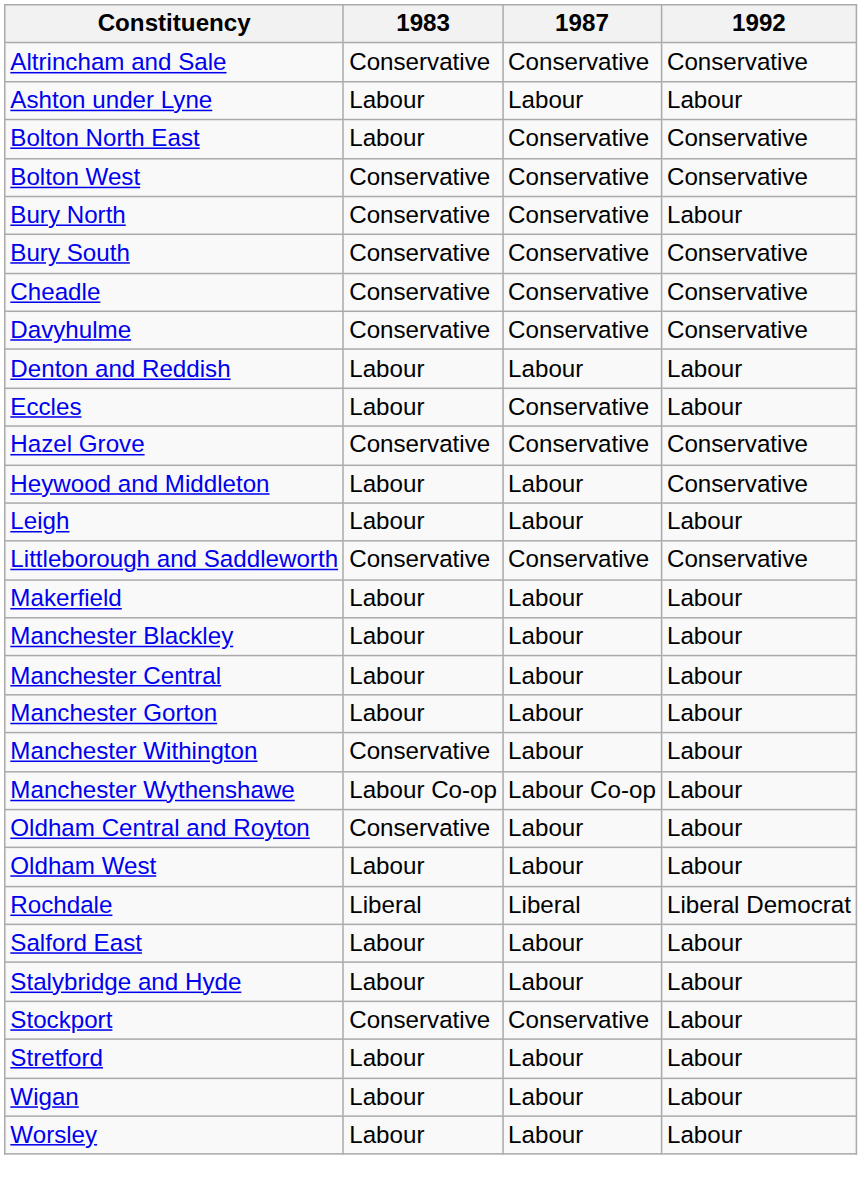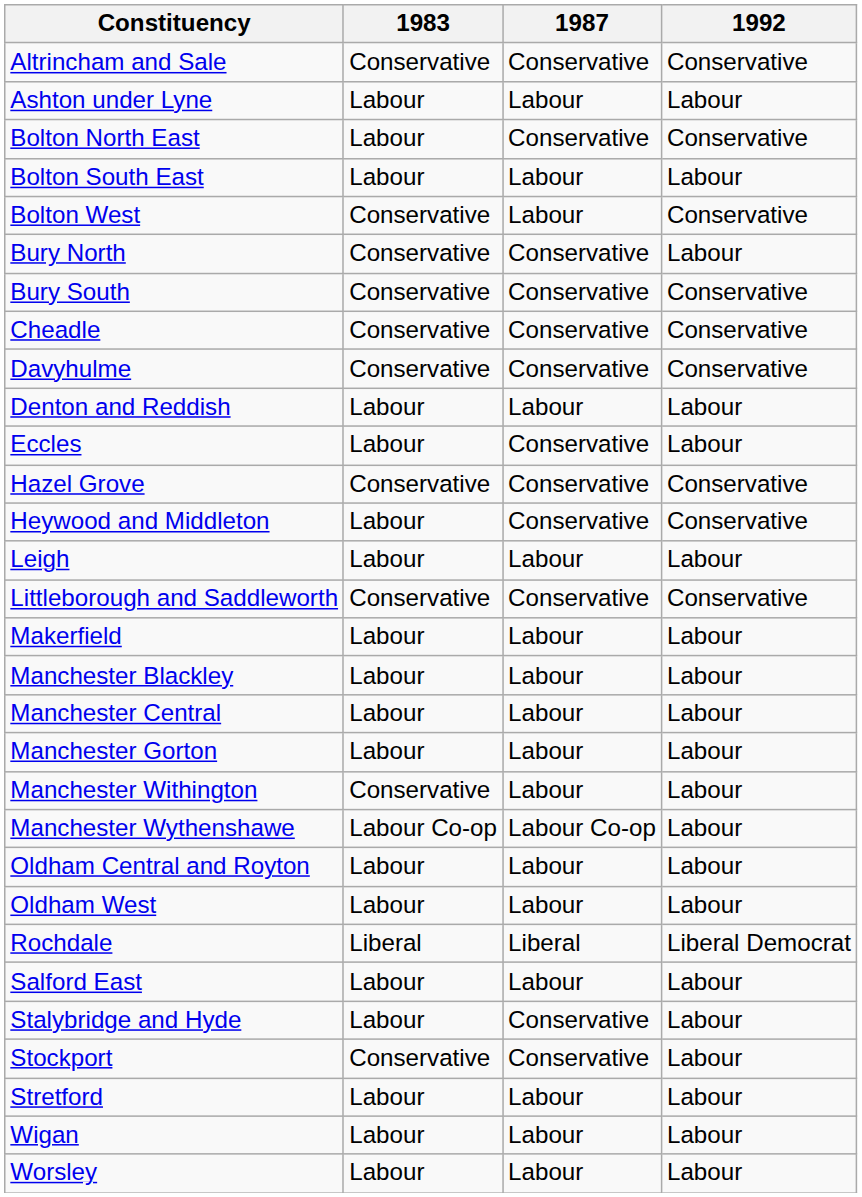+ row: (107, 176)
(579, 176) Conservative -> (546, 215) Labour
(546, 483) Labour -> (579, 521) Conservative
(420, 828) Conservative -> (387, 866) Labour
(546, 981) Labour -> (579, 1019) Conservative
